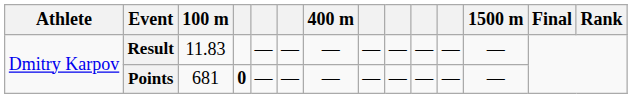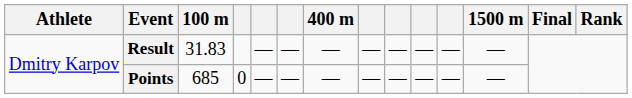(205, 49) 11.83 -> (205, 49) 31.83
(205, 79) 681 -> (205, 79) 685
(242, 79) bold -> (242, 79) normal
